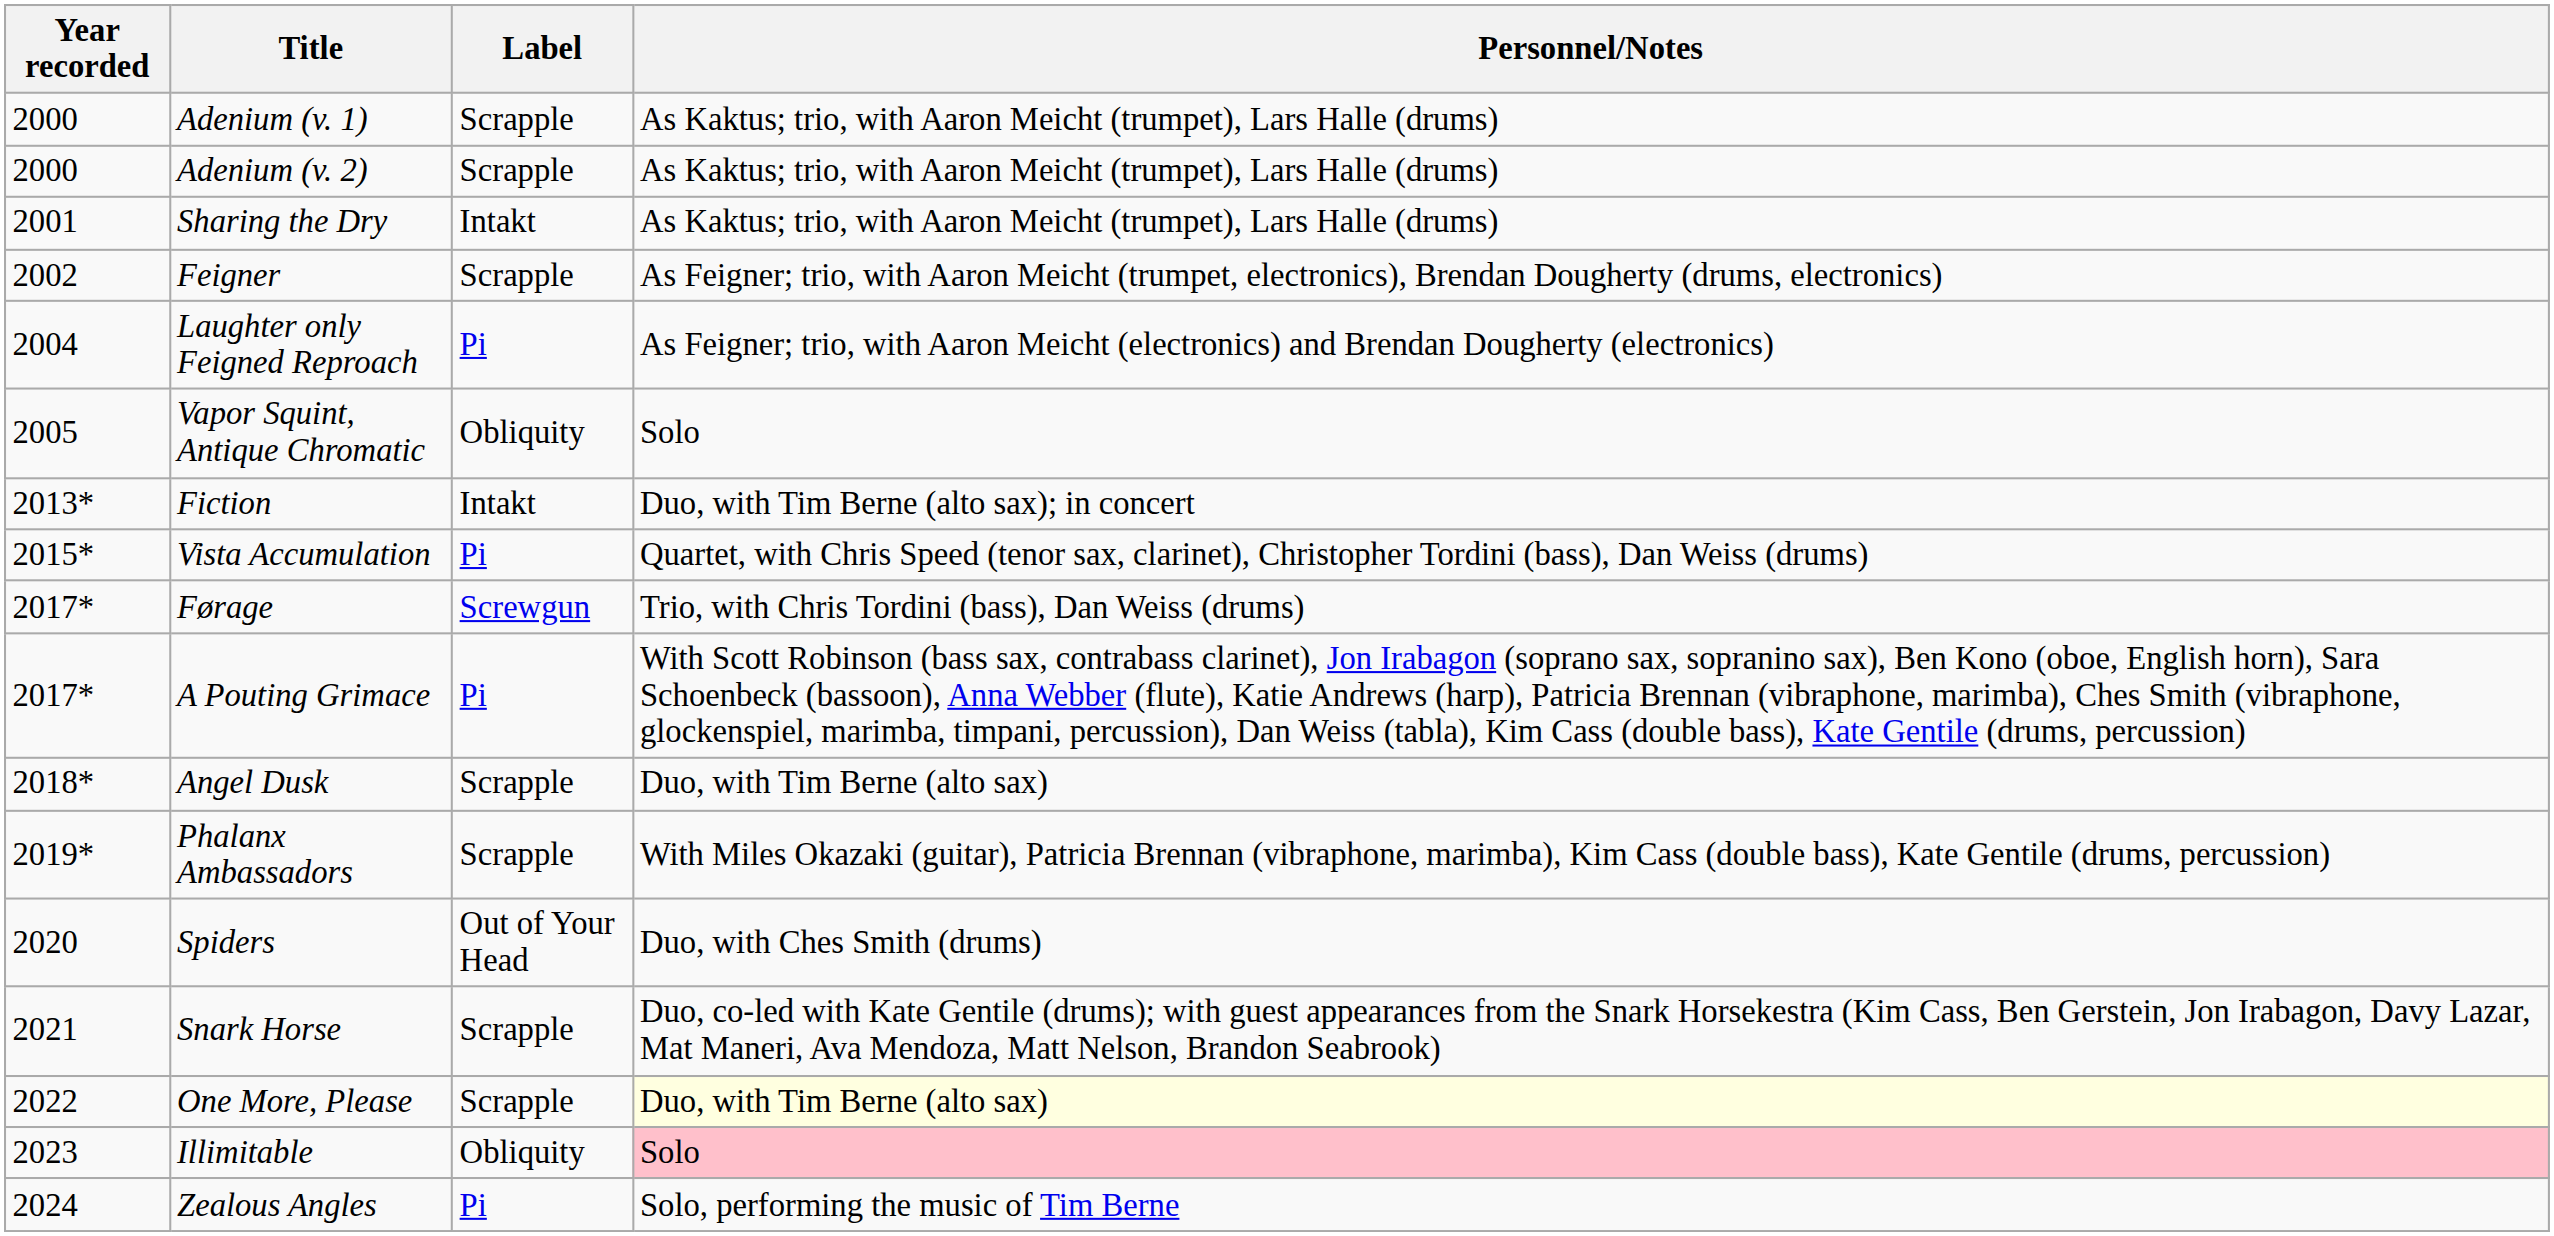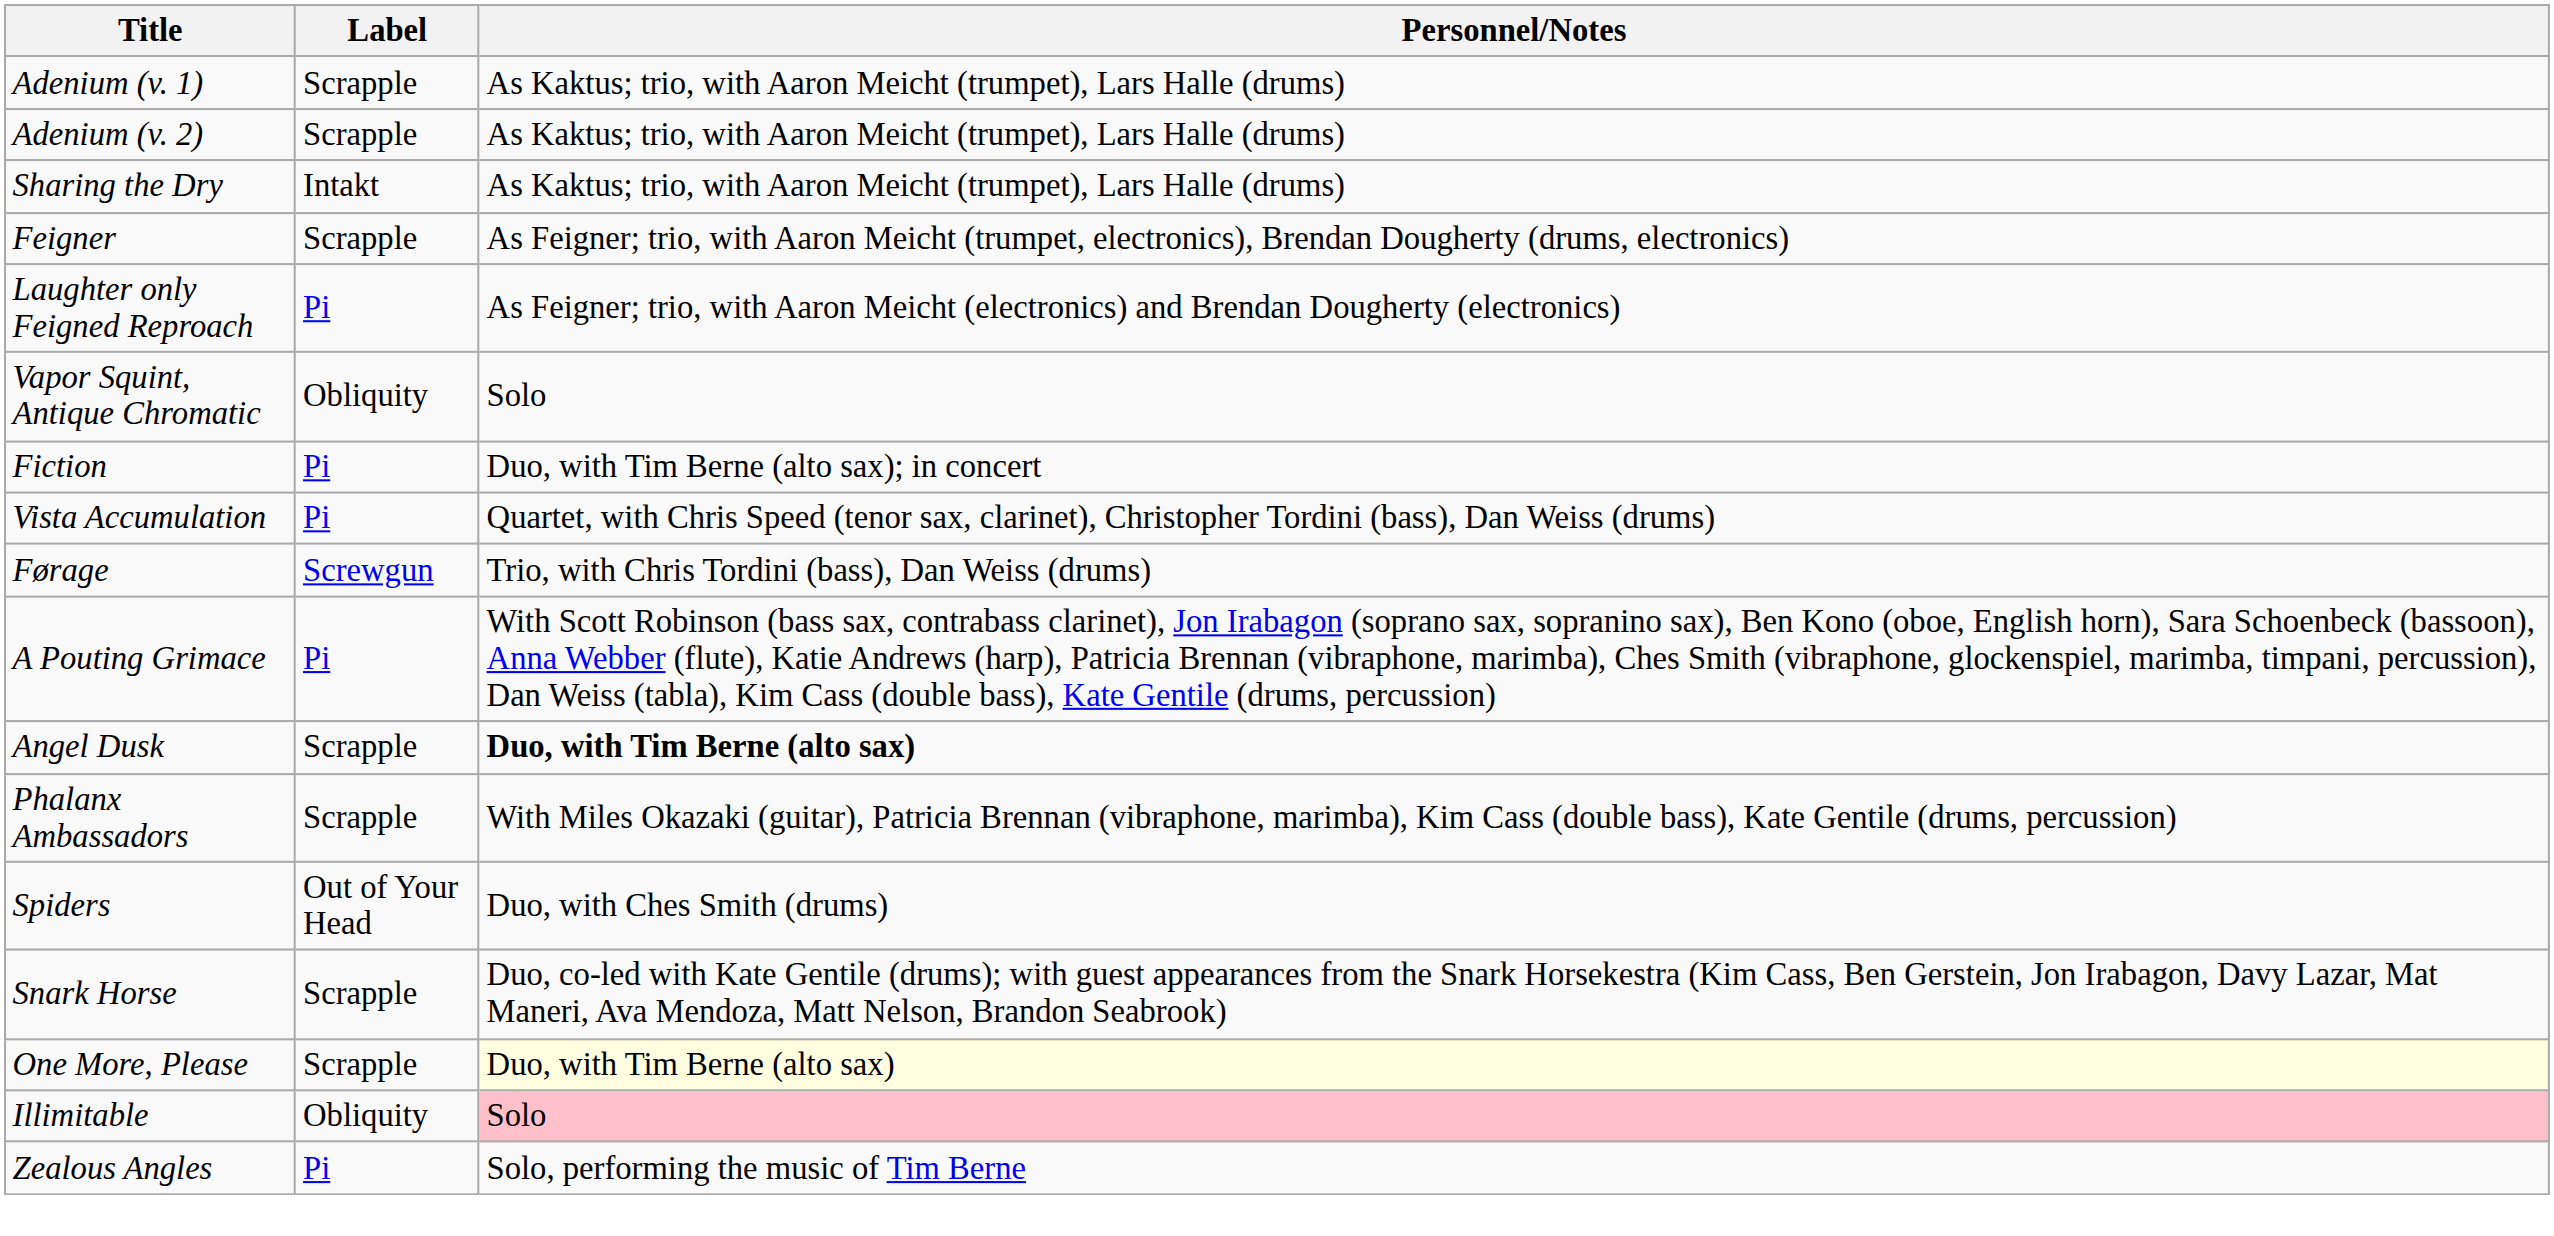- column: (87, 48)
(498, 502) Intakt -> (317, 466) Pi
(844, 783) normal -> (701, 746) bold
